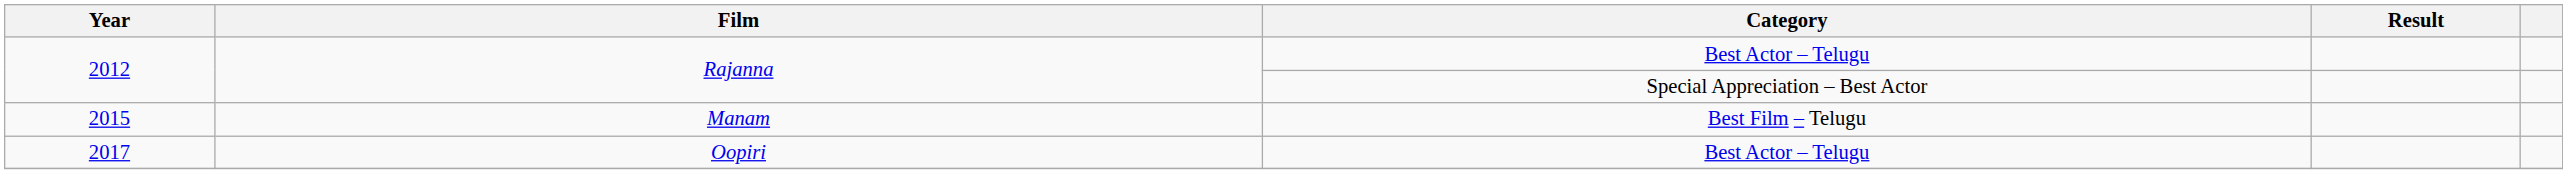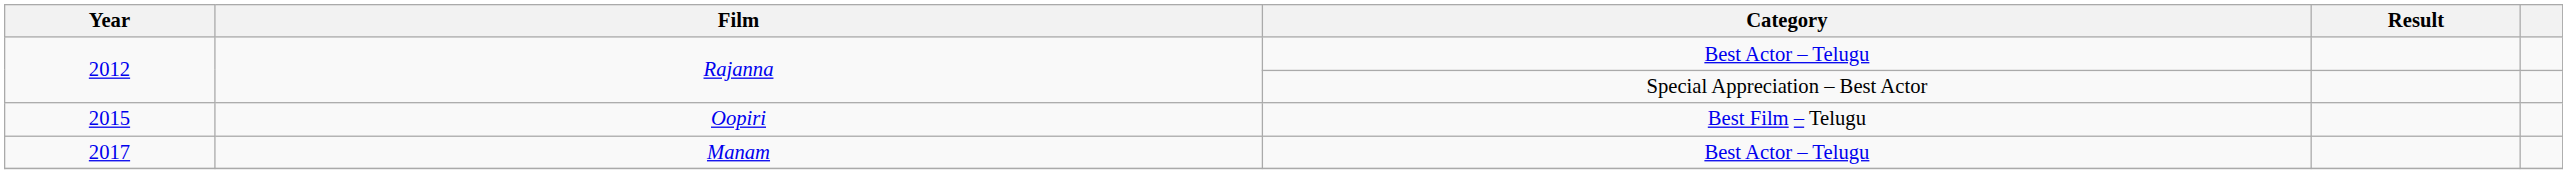(739, 119) Manam -> (739, 119) Oopiri
(739, 151) Oopiri -> (739, 151) Manam
